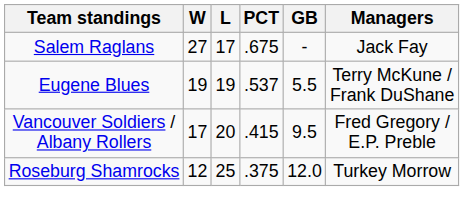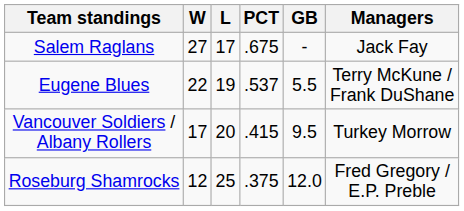(197, 84) 19 -> (197, 84) 22
(392, 133) Fred Gregory / E.P. Preble -> (392, 133) Turkey Morrow
(392, 171) Turkey Morrow -> (392, 181) Fred Gregory / E.P. Preble
